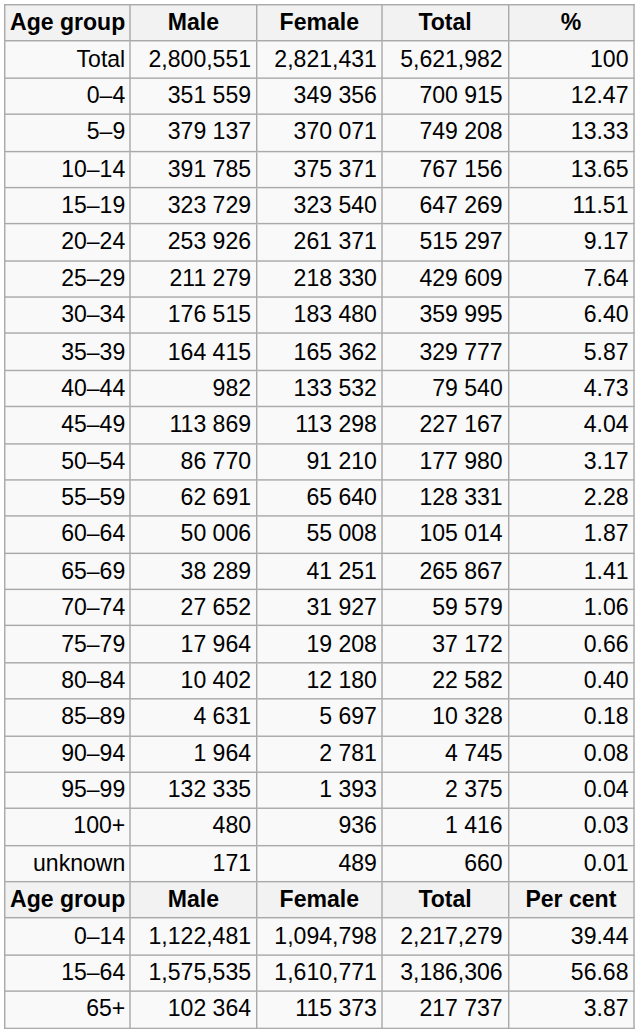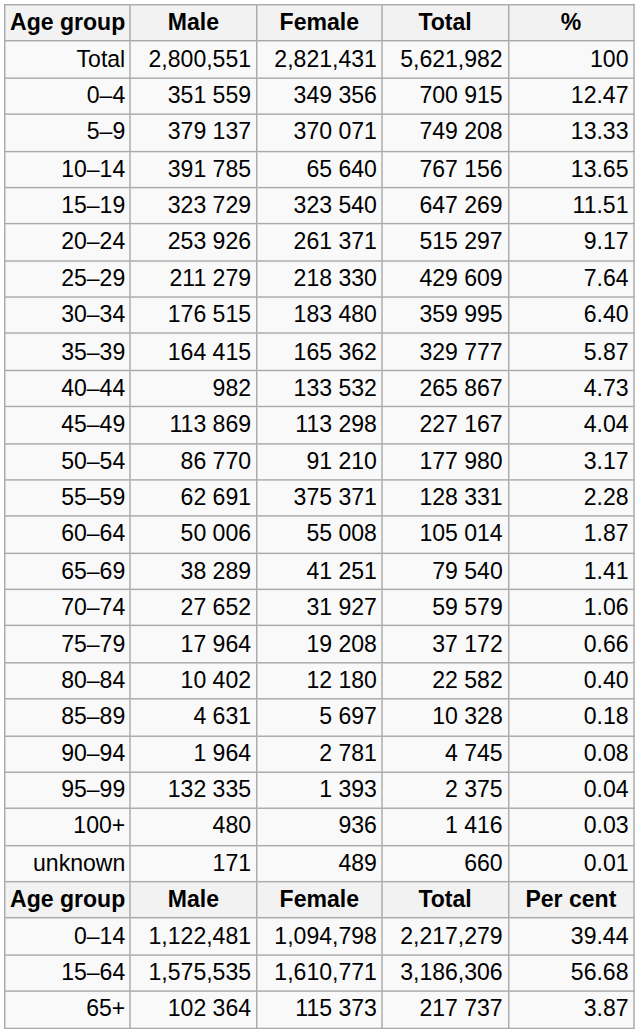(335, 168) 375 371 -> (342, 168) 65 640
(467, 388) 79 540 -> (461, 388) 265 867
(342, 497) 65 640 -> (335, 497) 375 371
(461, 570) 265 867 -> (467, 570) 79 540
